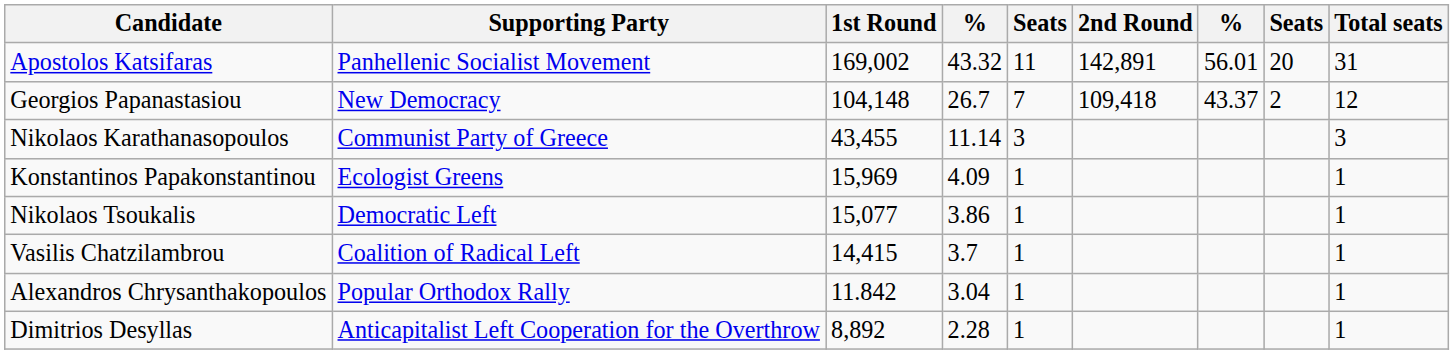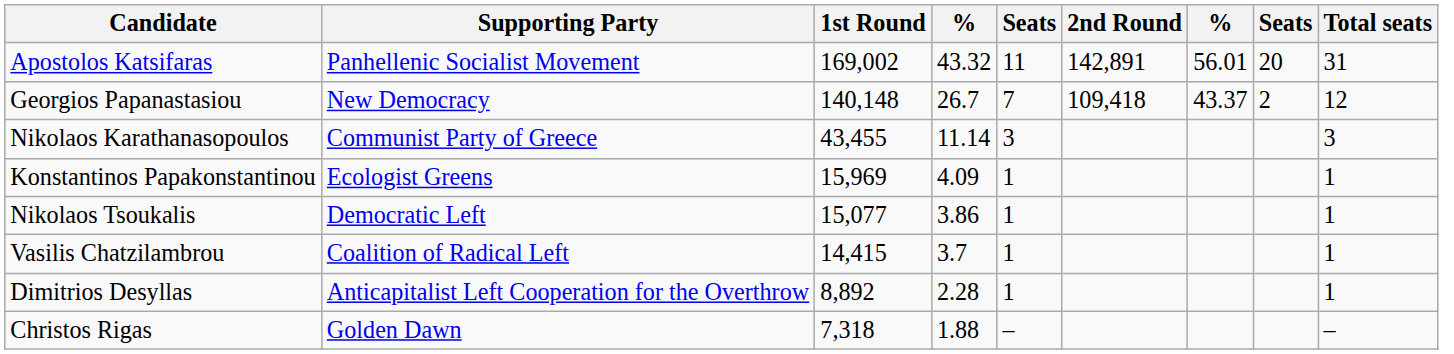(870, 100) 104,148 -> (860, 100) 140,148
- row: (168, 291)
+ row: (81, 330)
